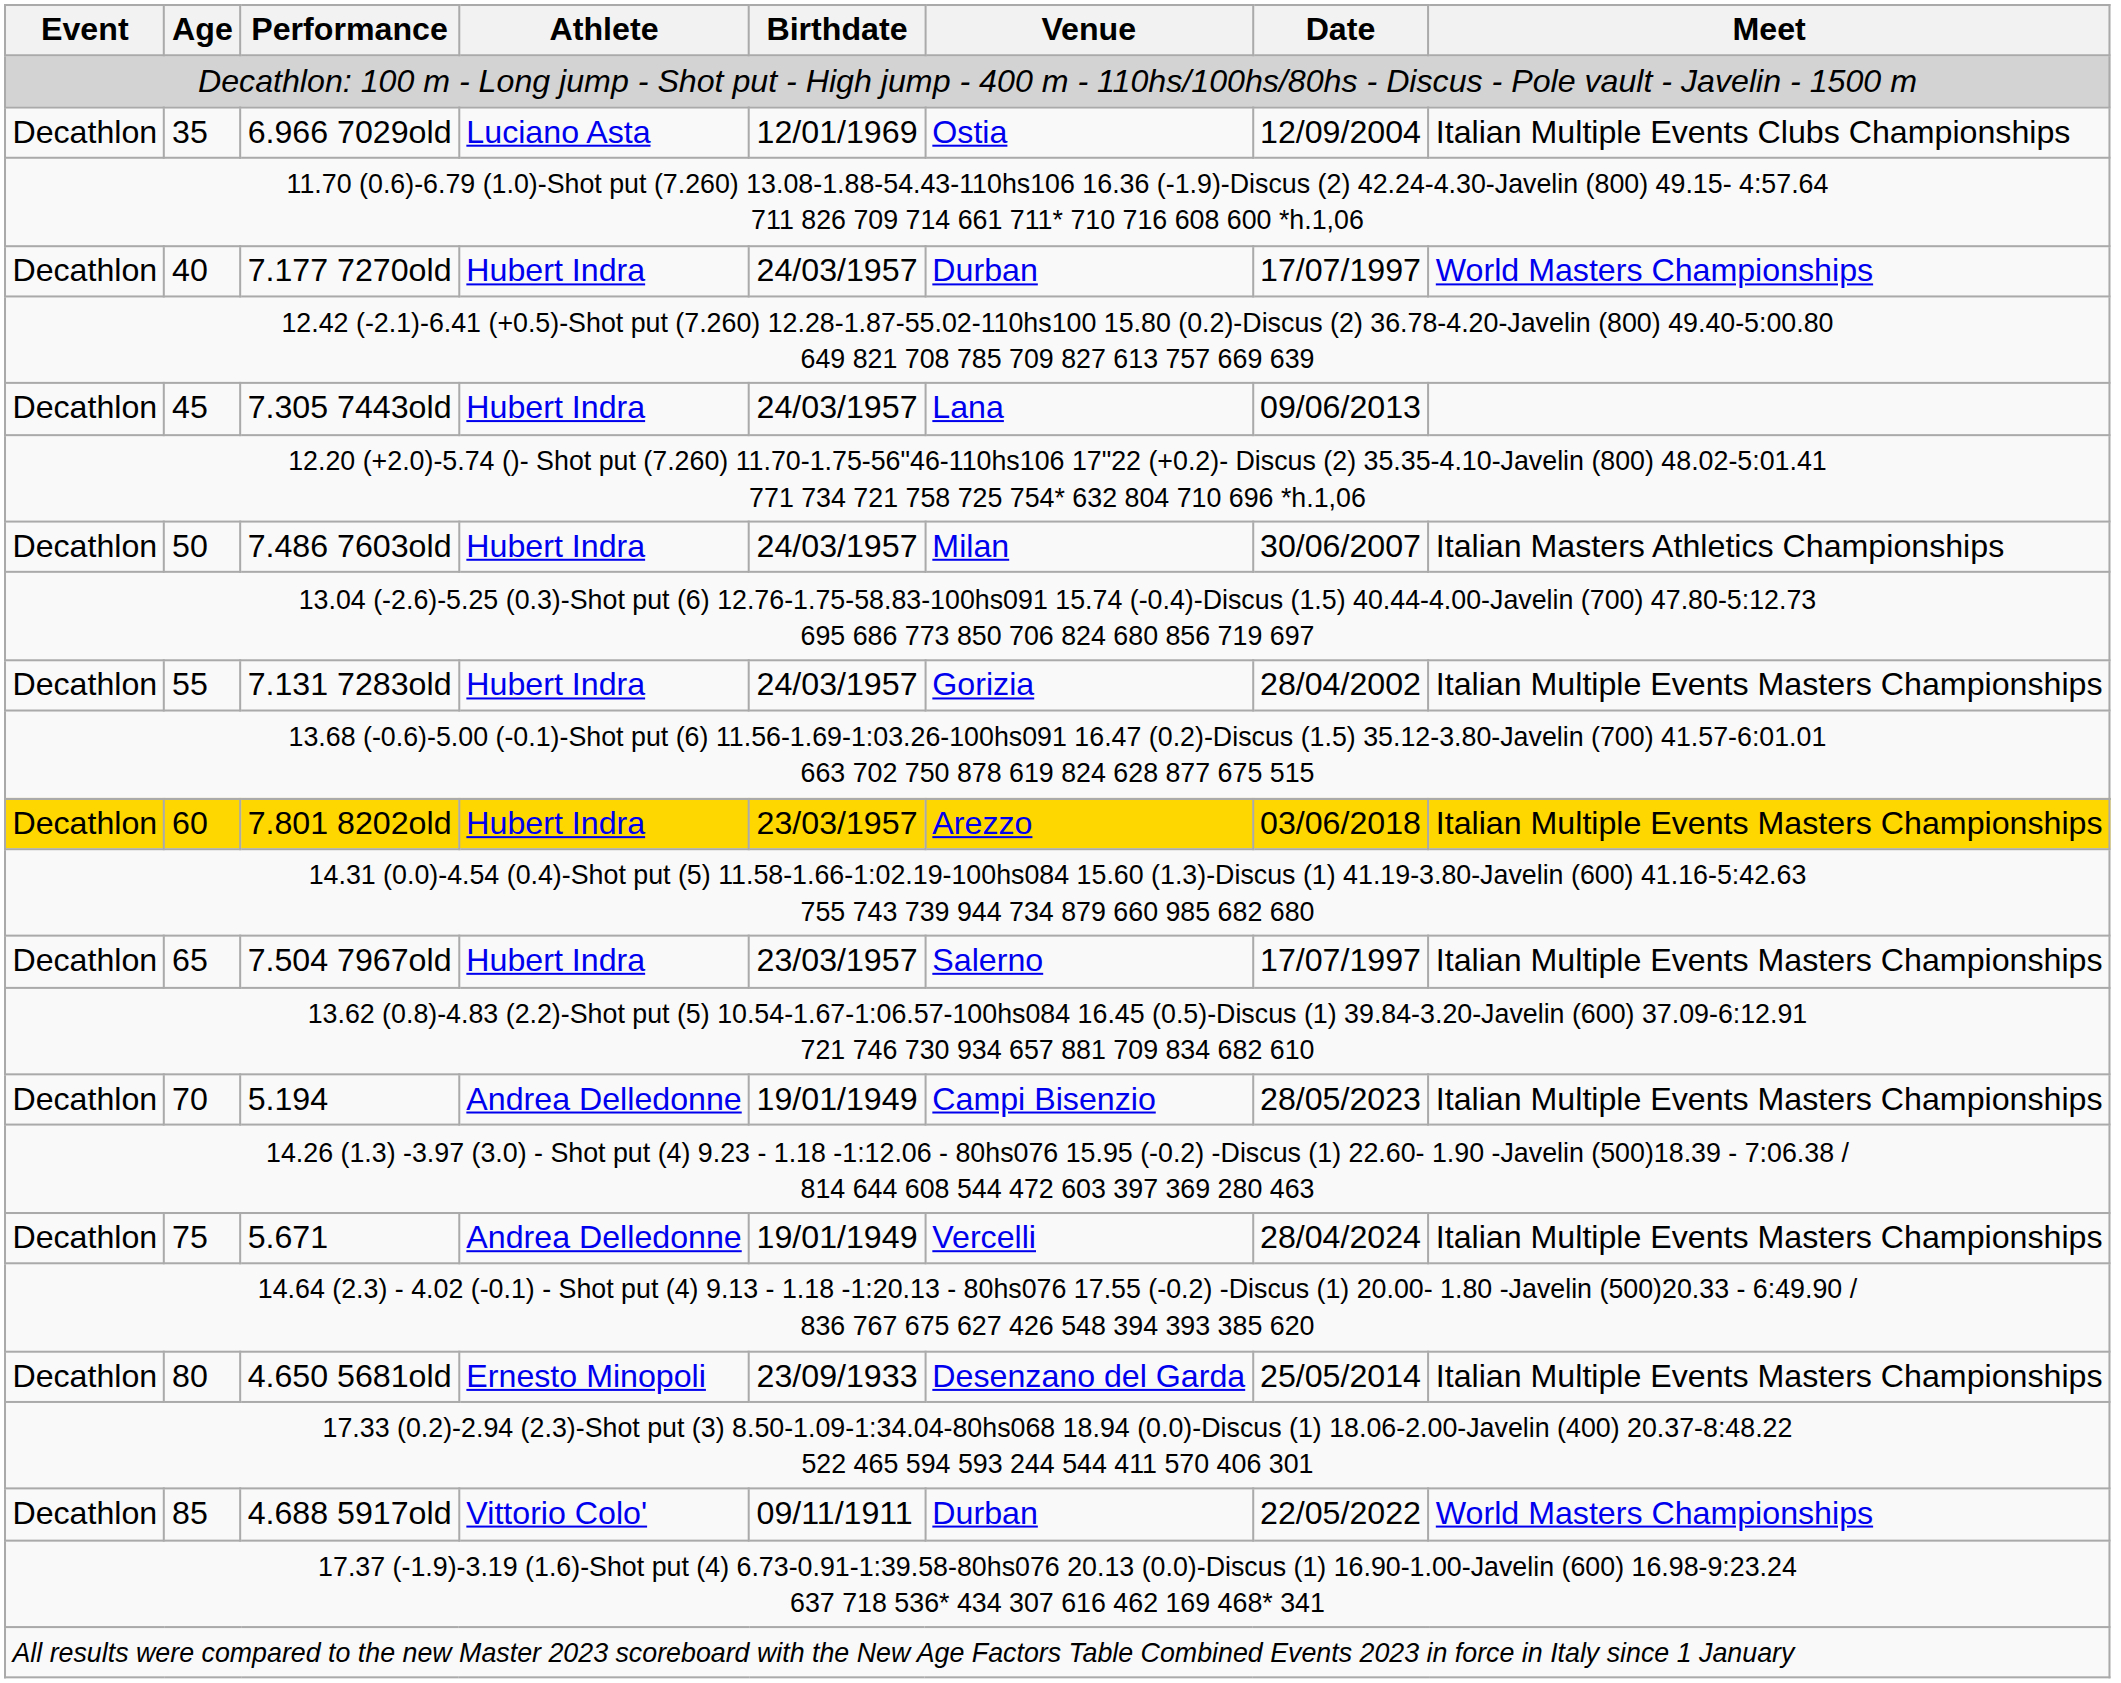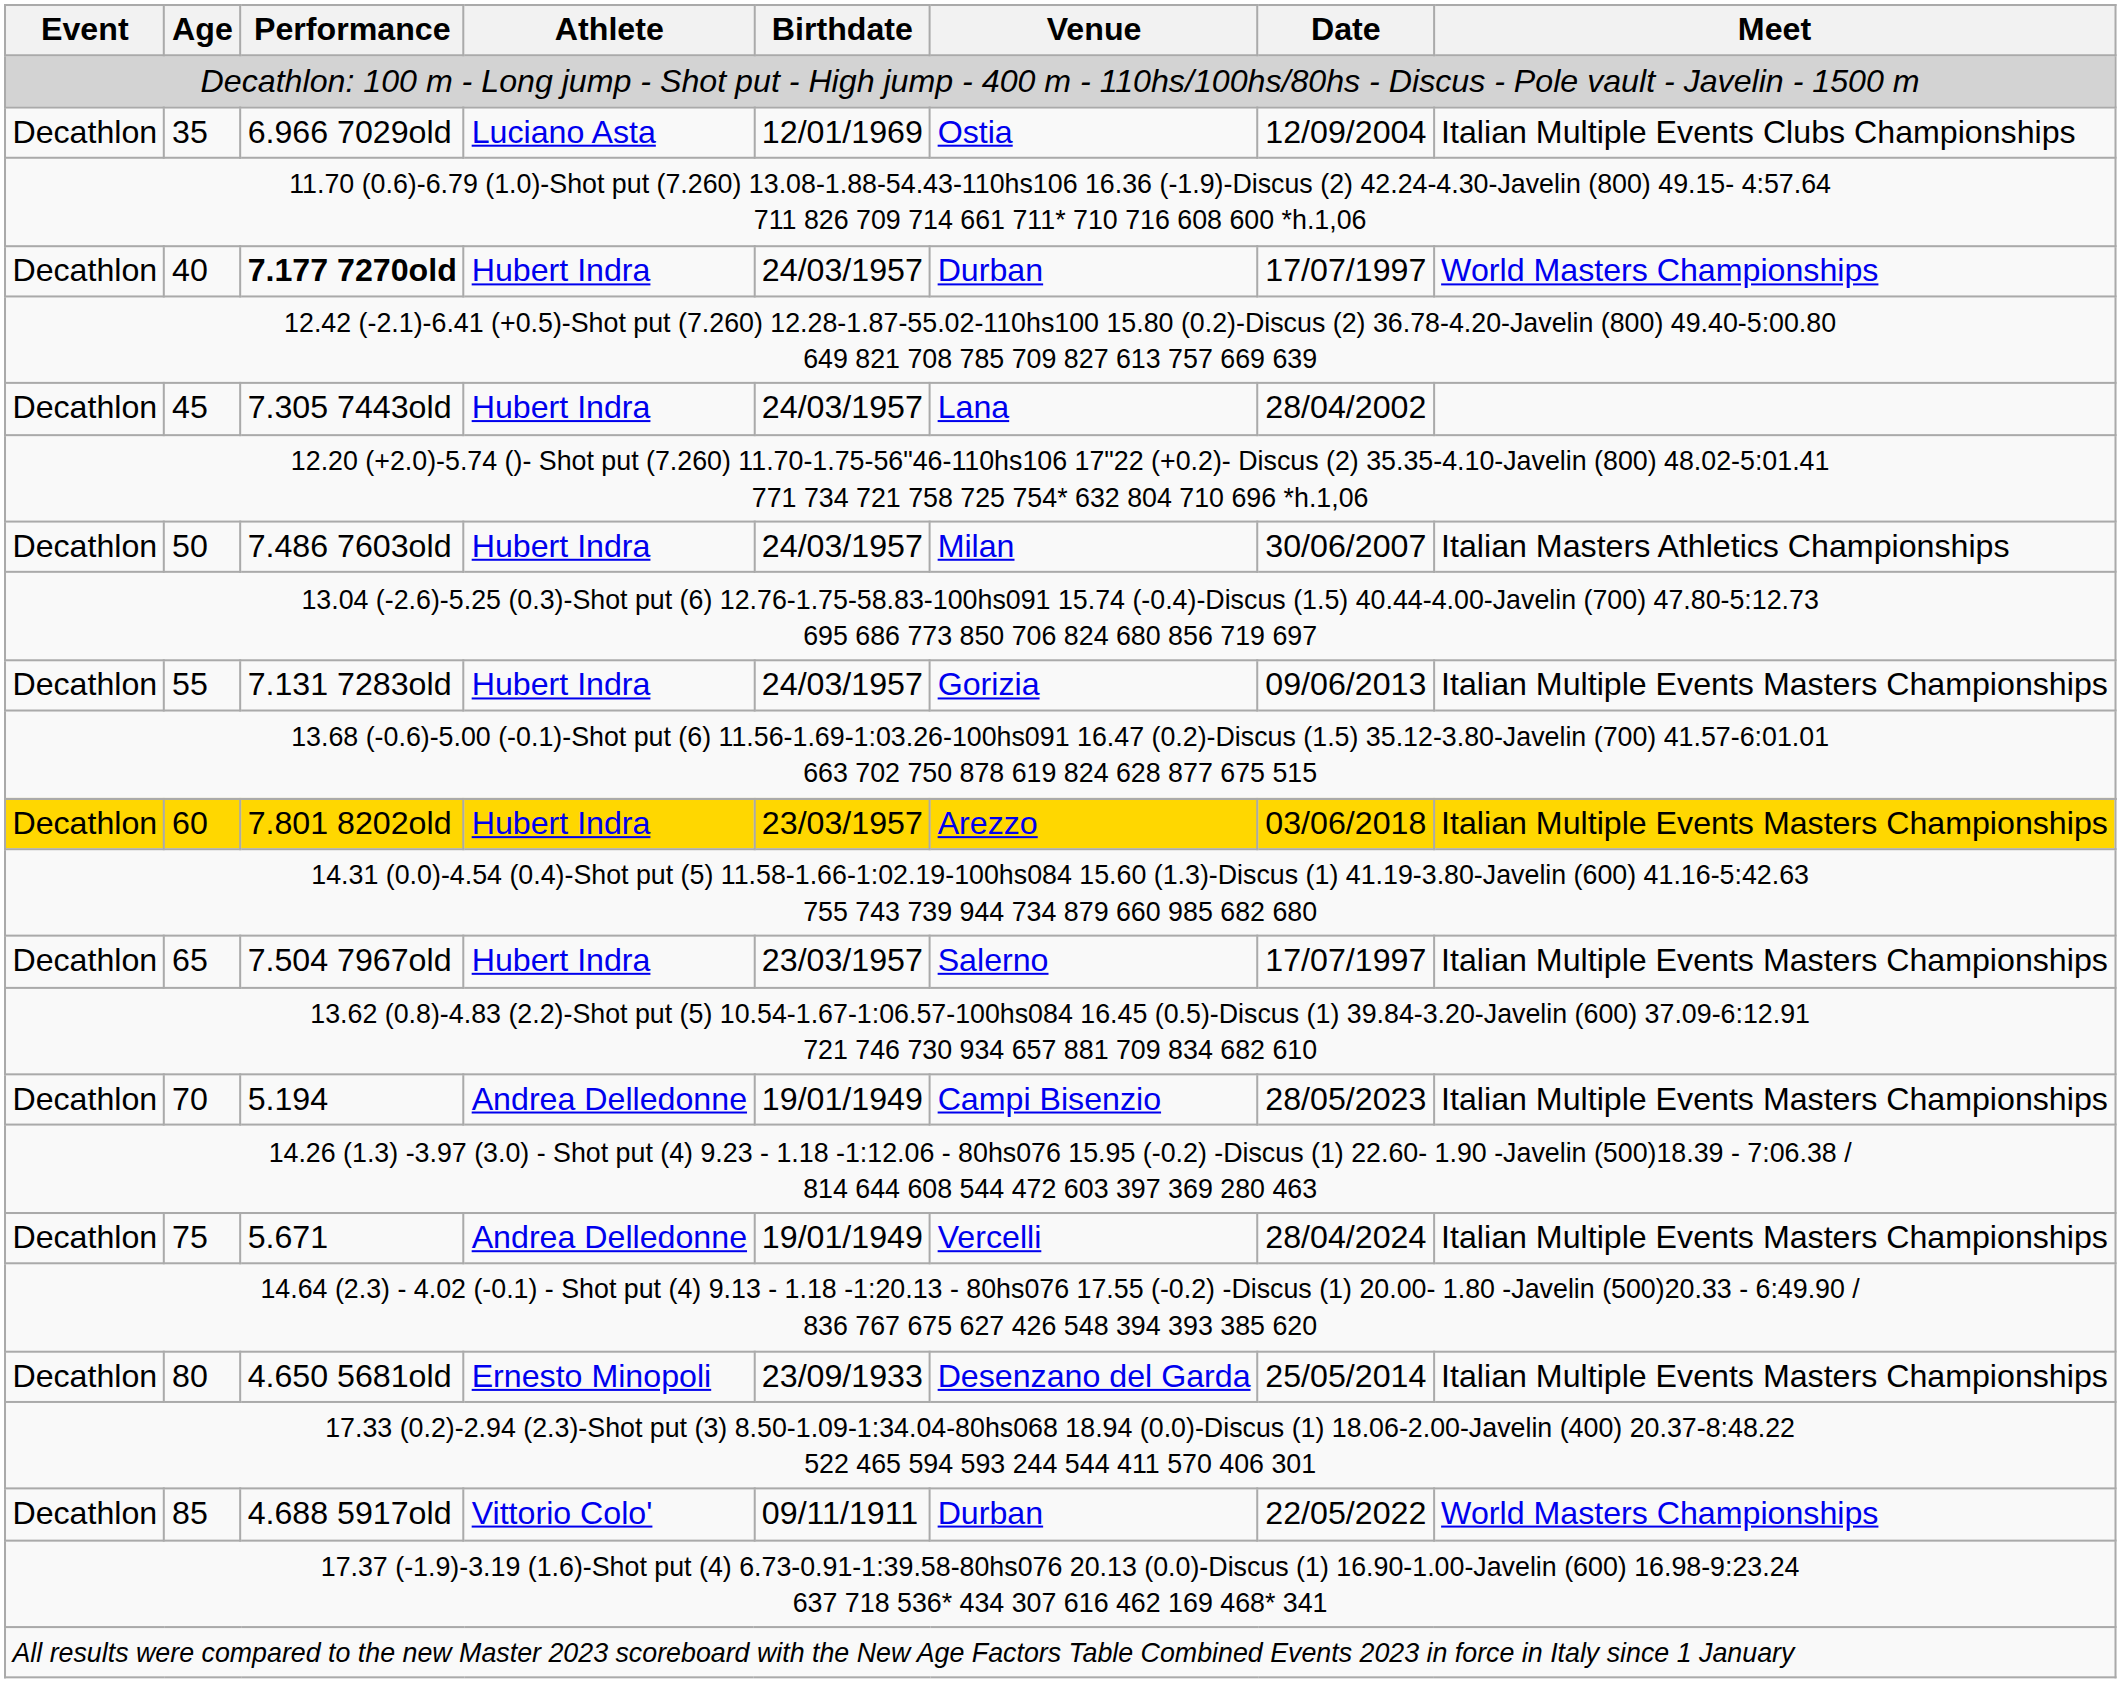(350, 270) normal -> (352, 270) bold
(1341, 408) 09/06/2013 -> (1346, 408) 28/04/2002
(1341, 684) 28/04/2002 -> (1346, 684) 09/06/2013
